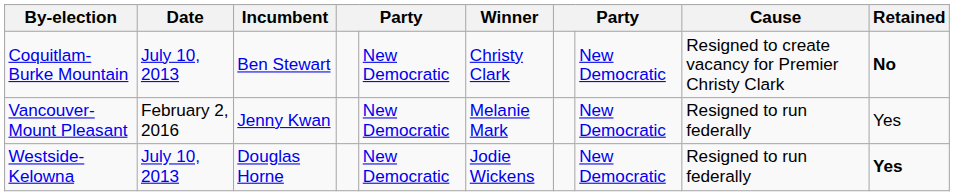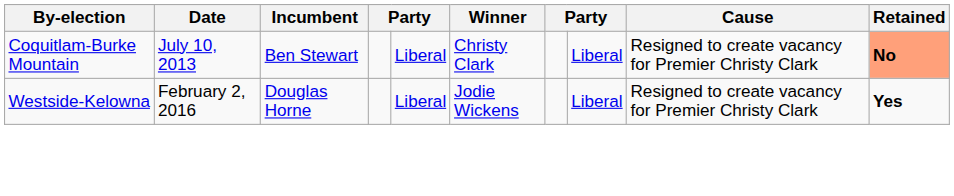(406, 64) New Democratic -> (420, 54) Liberal
(623, 64) New Democratic -> (597, 54) Liberal
(884, 64) no background -> (884, 54) lightsalmon background
- row: (68, 120)
(170, 166) July 10, 2013 -> (202, 101) February 2, 2016
(406, 166) New Democratic -> (420, 101) Liberal
(623, 166) New Democratic -> (597, 101) Liberal
(747, 166) Resigned to run federally -> (736, 101) Resigned to create vacancy for Premier Christy Clark
